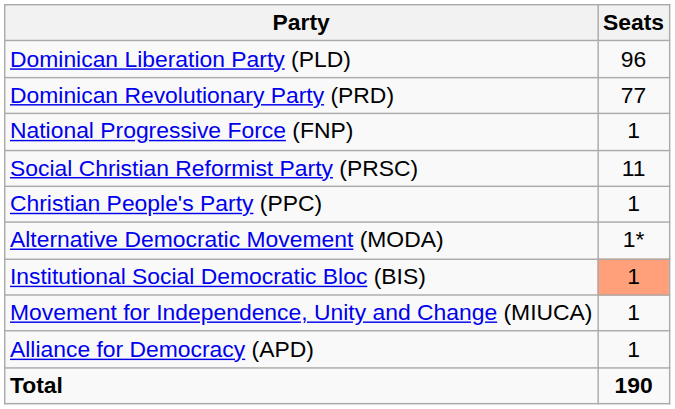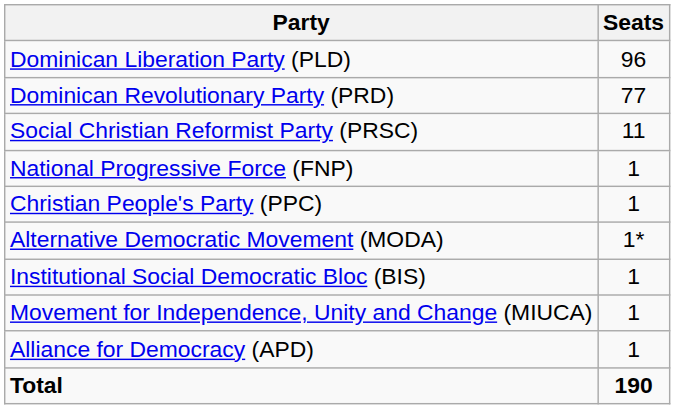rows swapped: (214, 167) <-> (182, 131)
(634, 276) lightsalmon background -> (634, 276) no background
